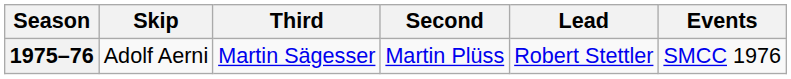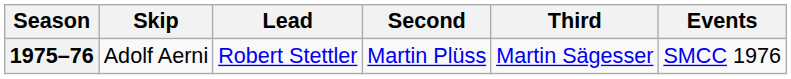columns swapped: (297, 21) <-> (584, 21)
